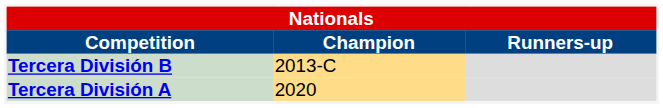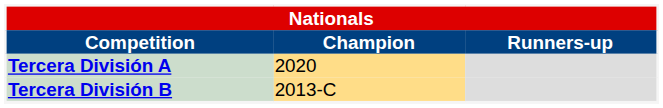rows swapped: (90, 89) <-> (90, 66)
